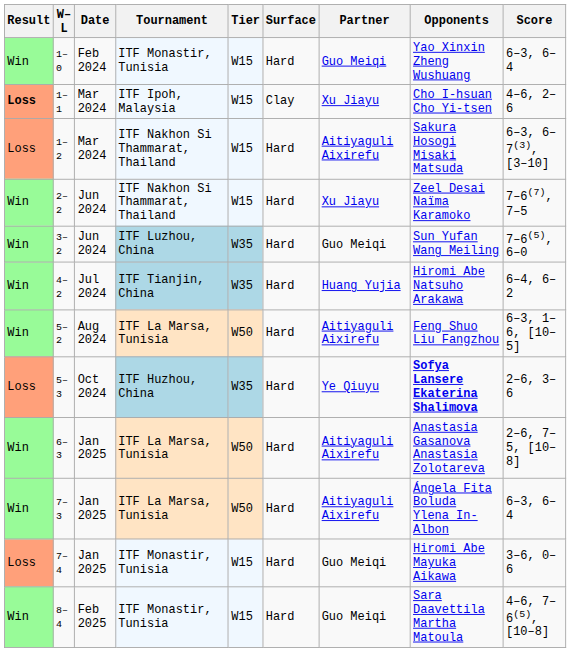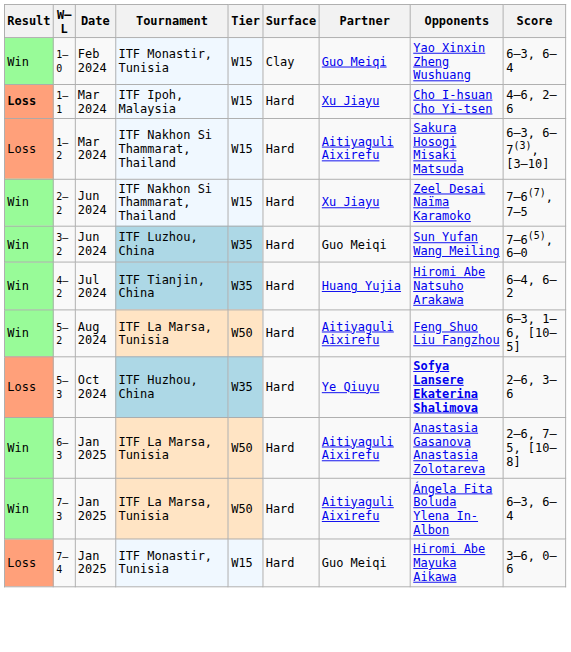(280, 61) Hard -> (280, 61) Clay
(280, 101) Clay -> (280, 101) Hard
- row: (62, 617)
